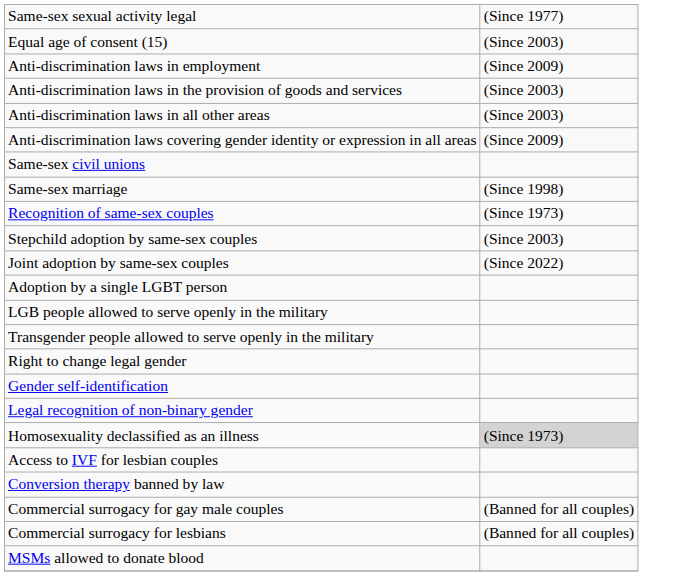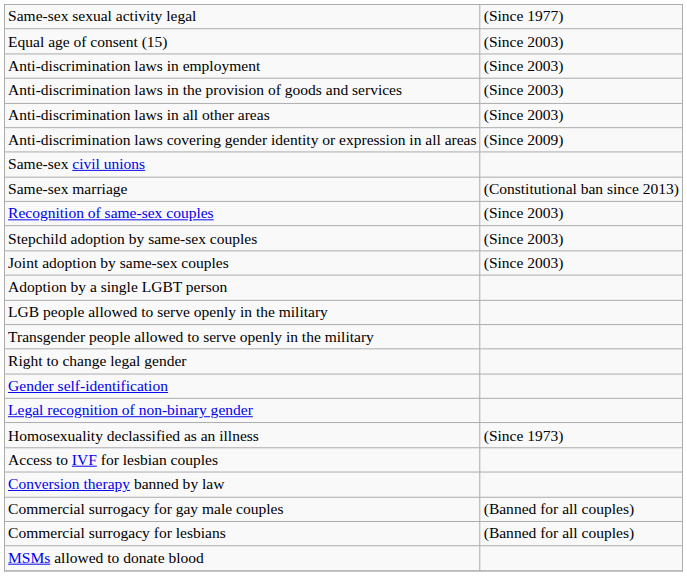(524, 66) (Since 2009) -> (524, 66) (Since 2003)
(524, 189) (Since 1998) -> (581, 189) (Constitutional ban since 2013)
(524, 213) (Since 1973) -> (524, 213) (Since 2003)
(524, 262) (Since 2022) -> (524, 262) (Since 2003)
(524, 435) lightgrey background -> (524, 435) no background
